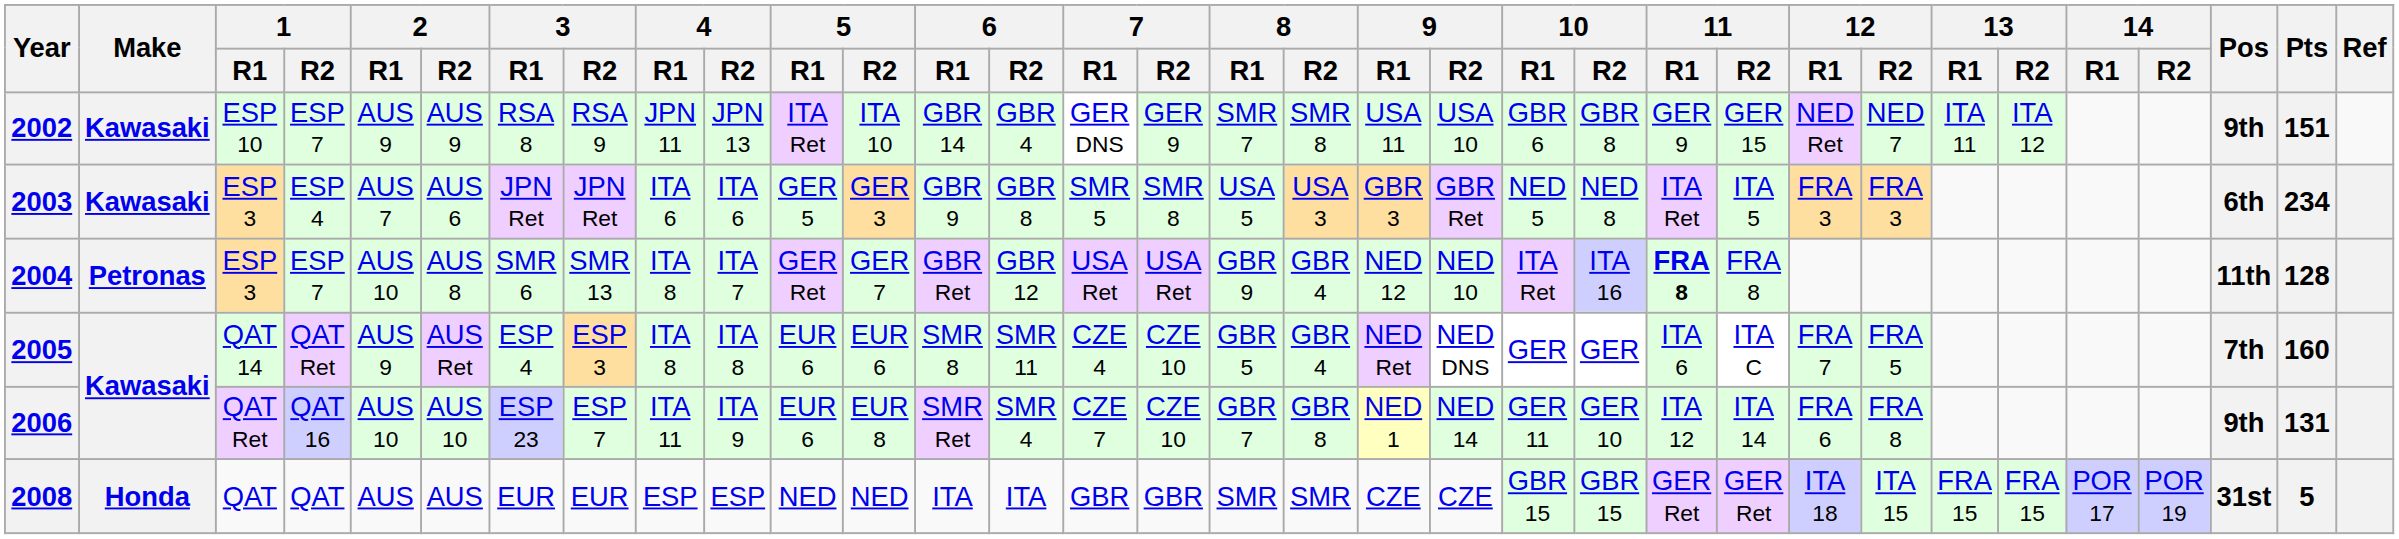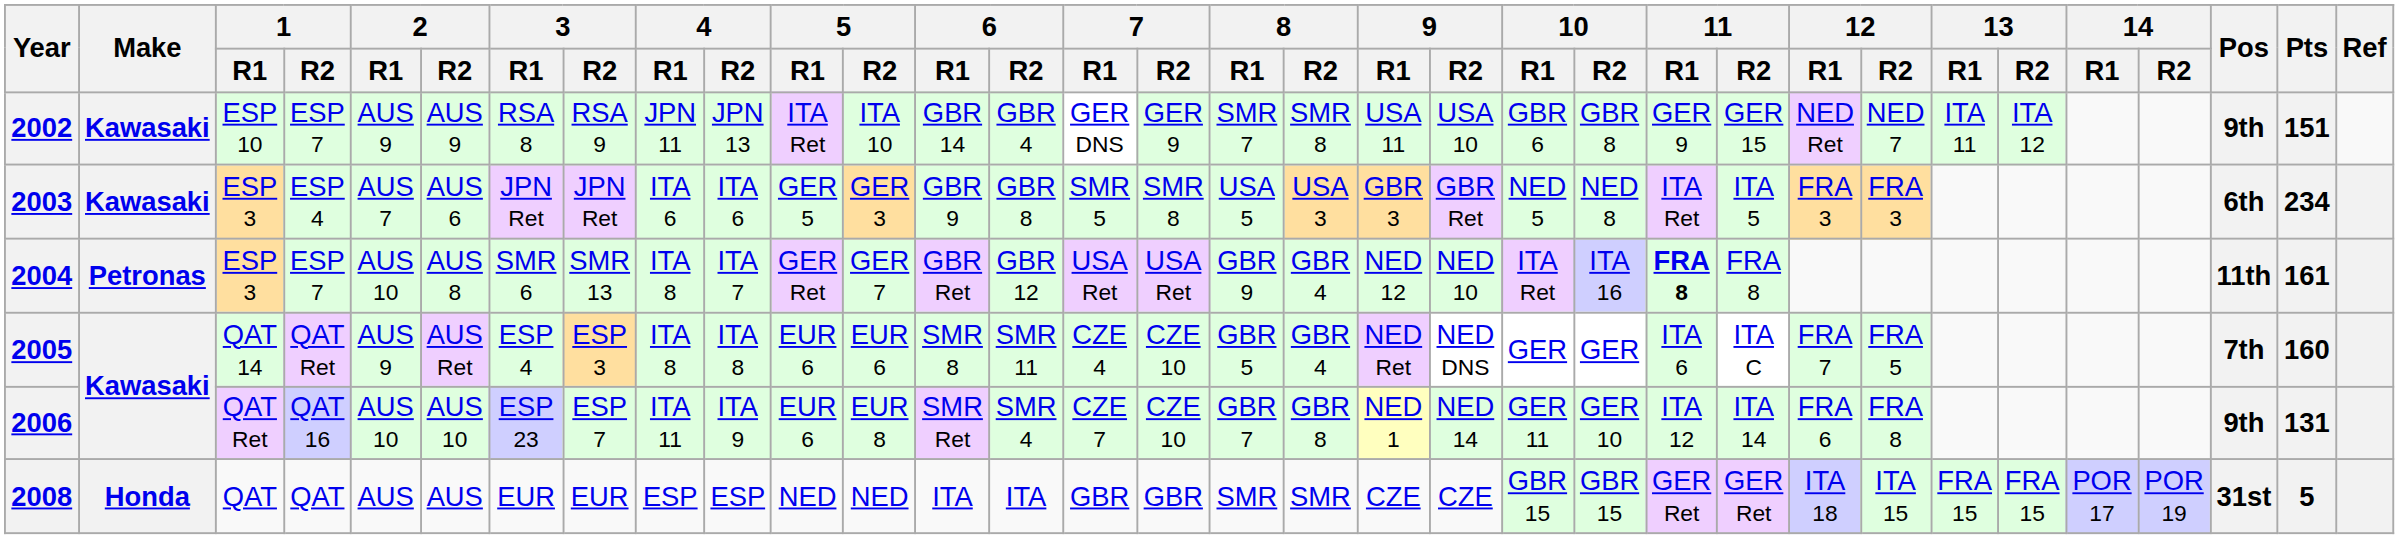(2307, 276) 128 -> (2307, 276) 161
